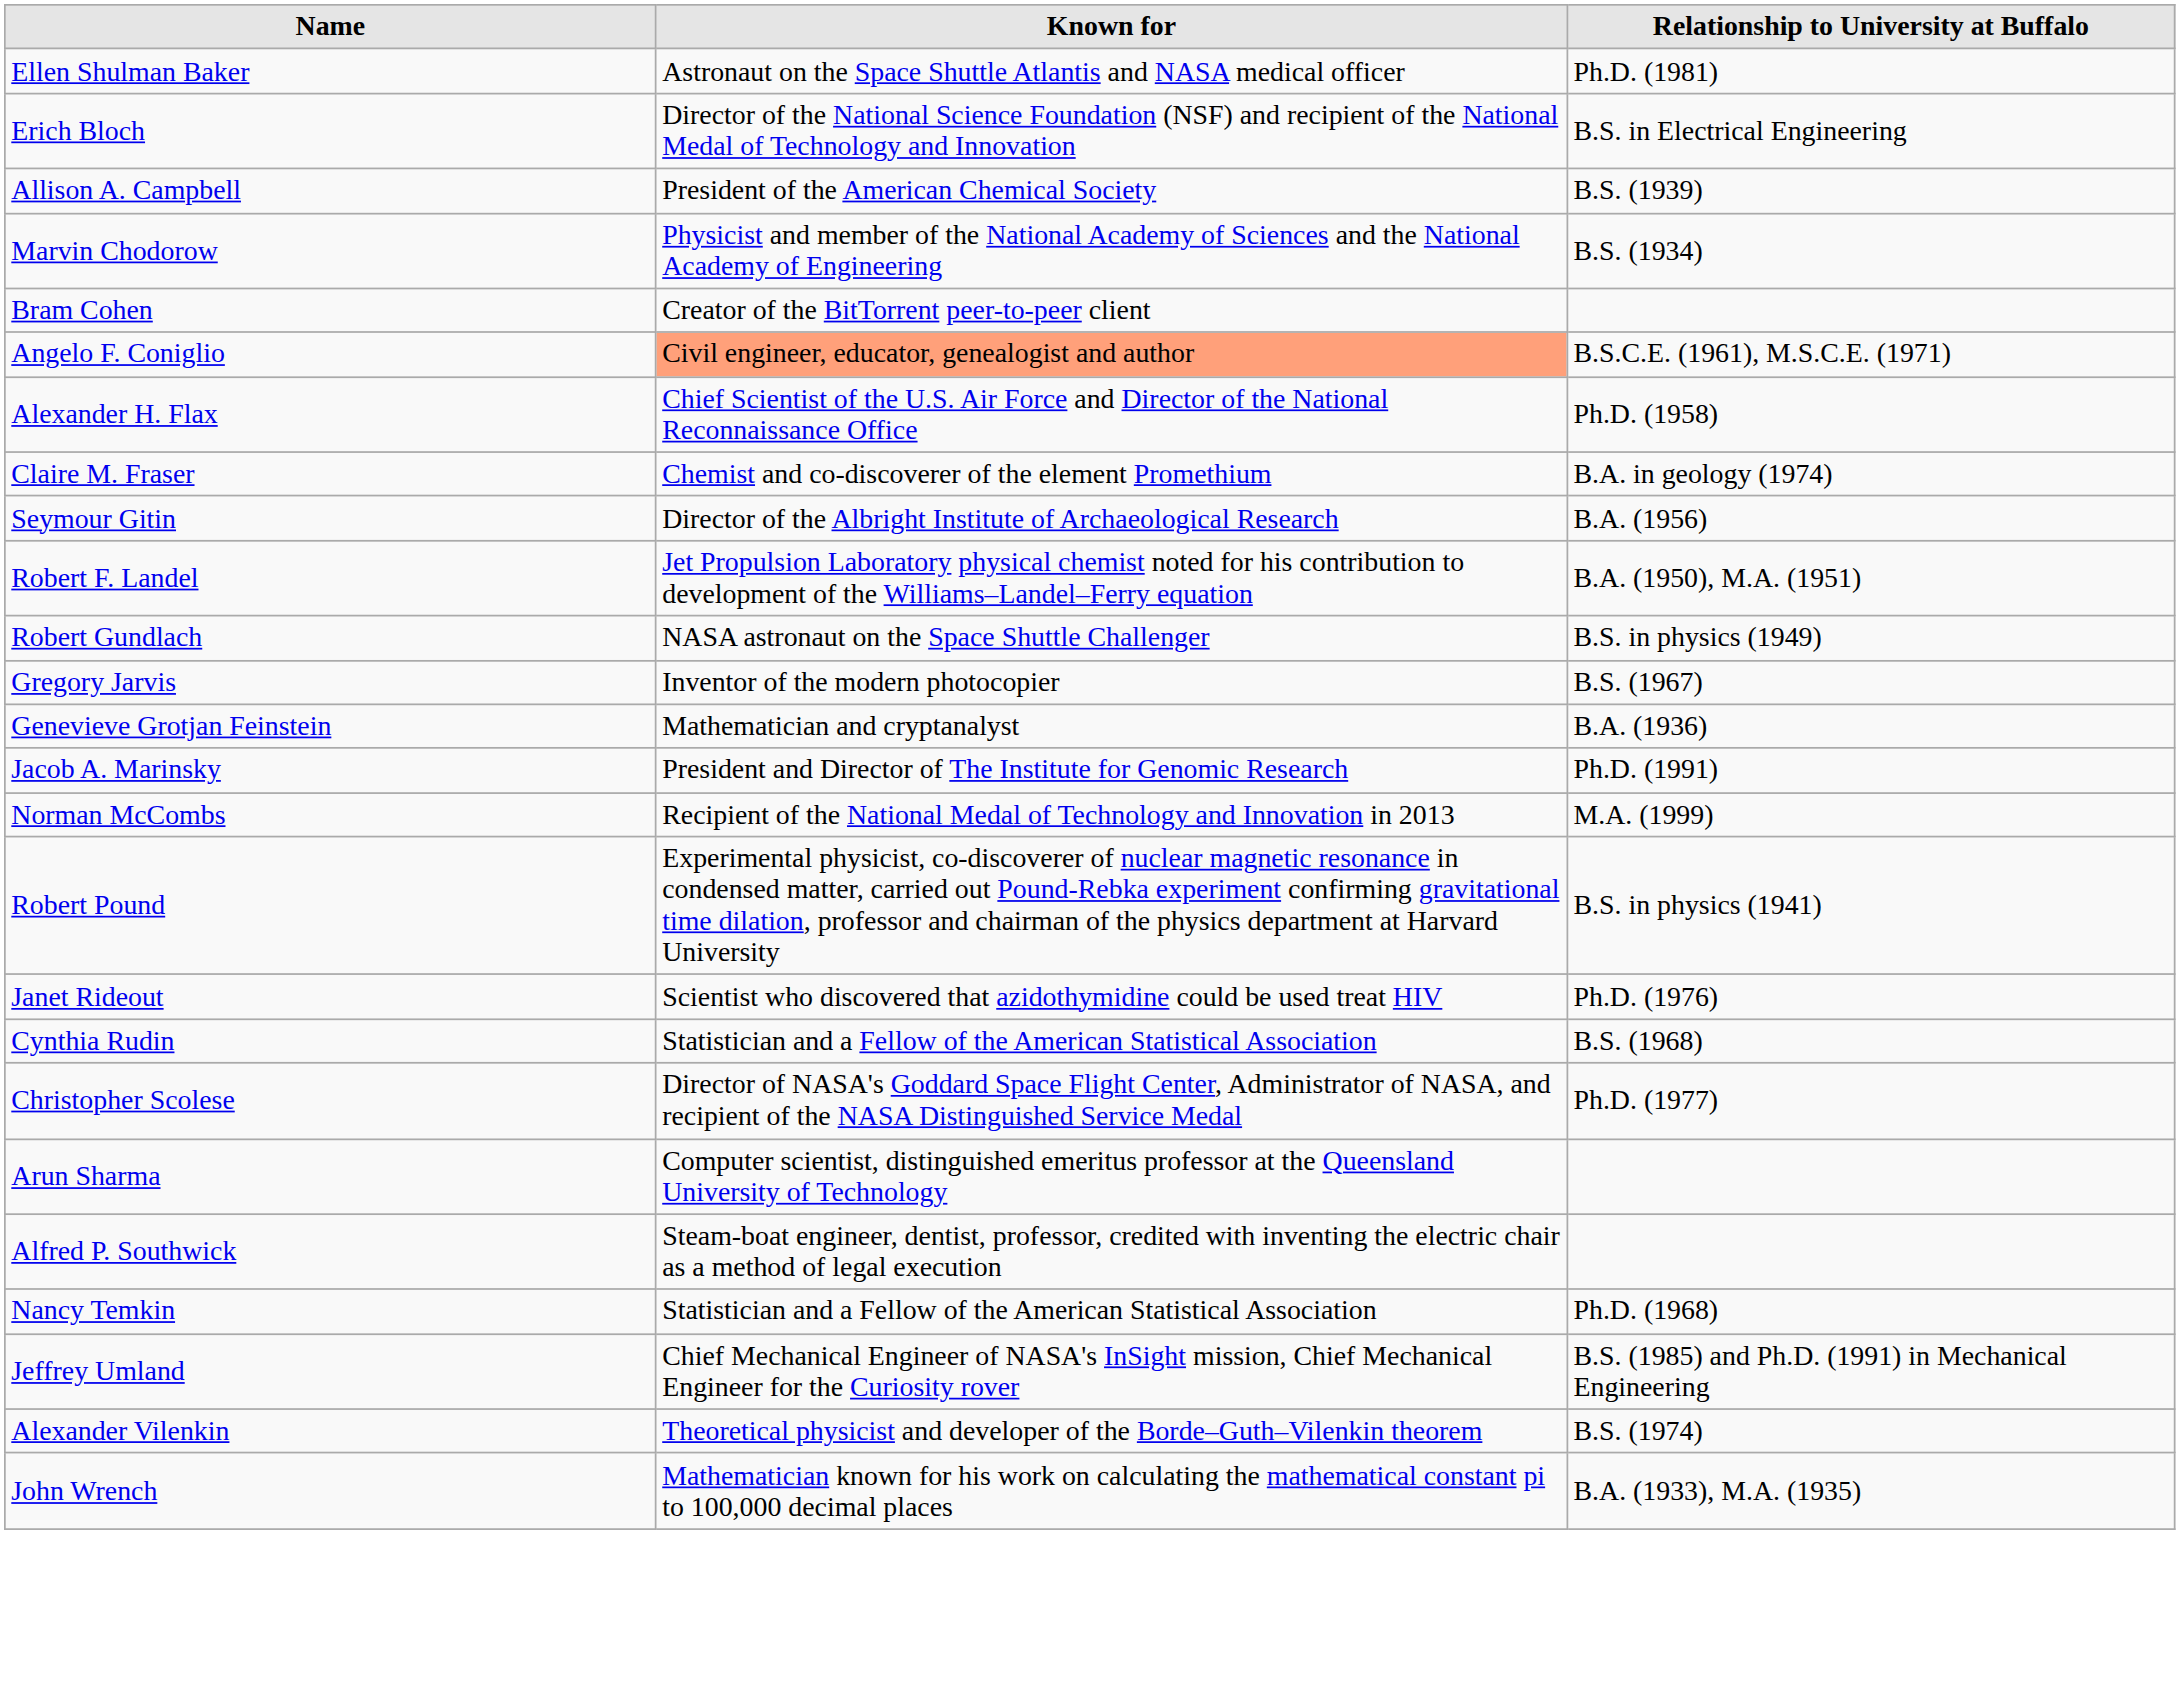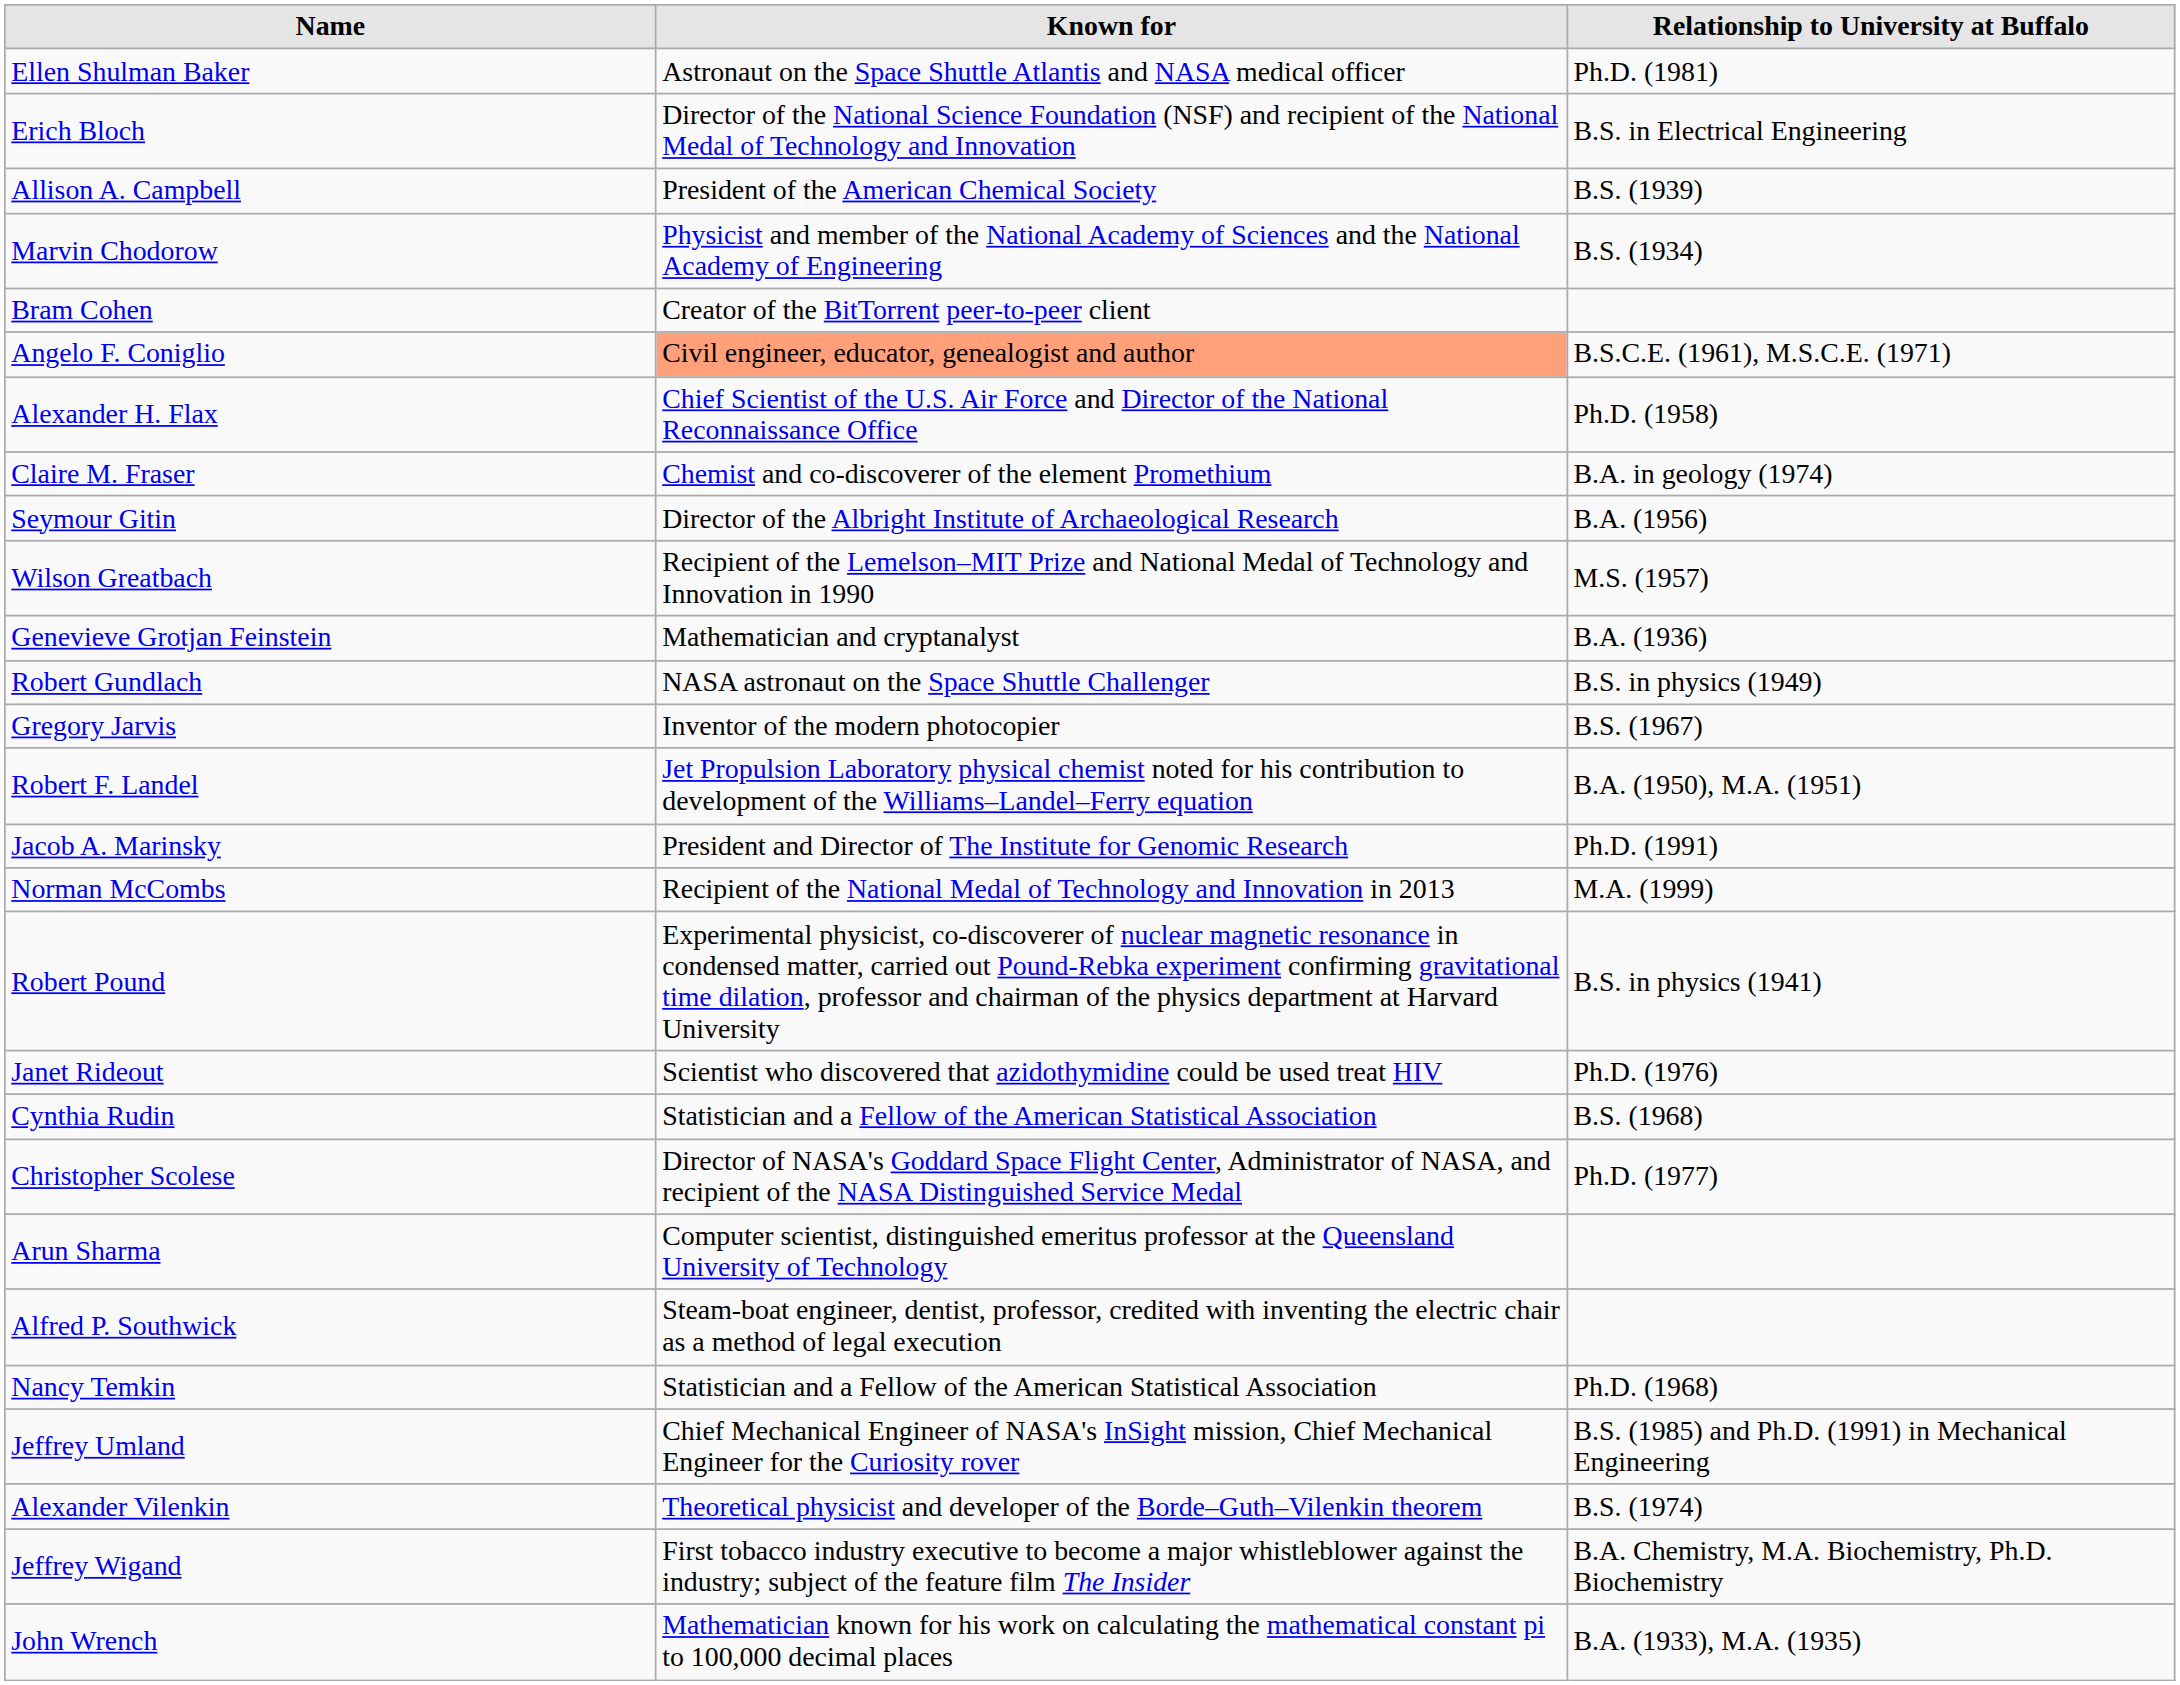+ row: (112, 577)
rows swapped: (171, 725) <-> (105, 577)
+ row: (96, 1566)
